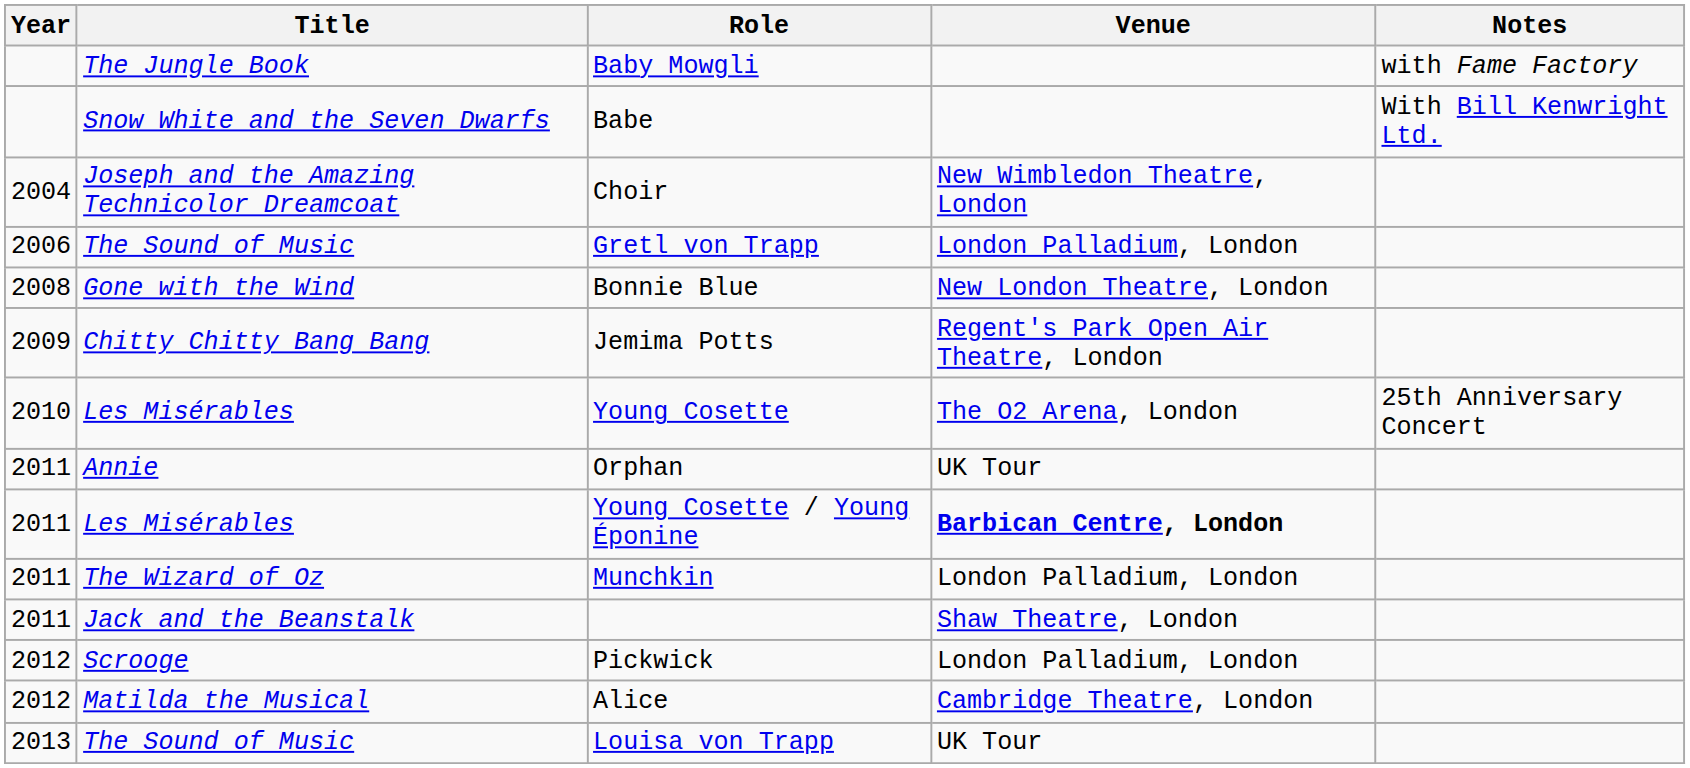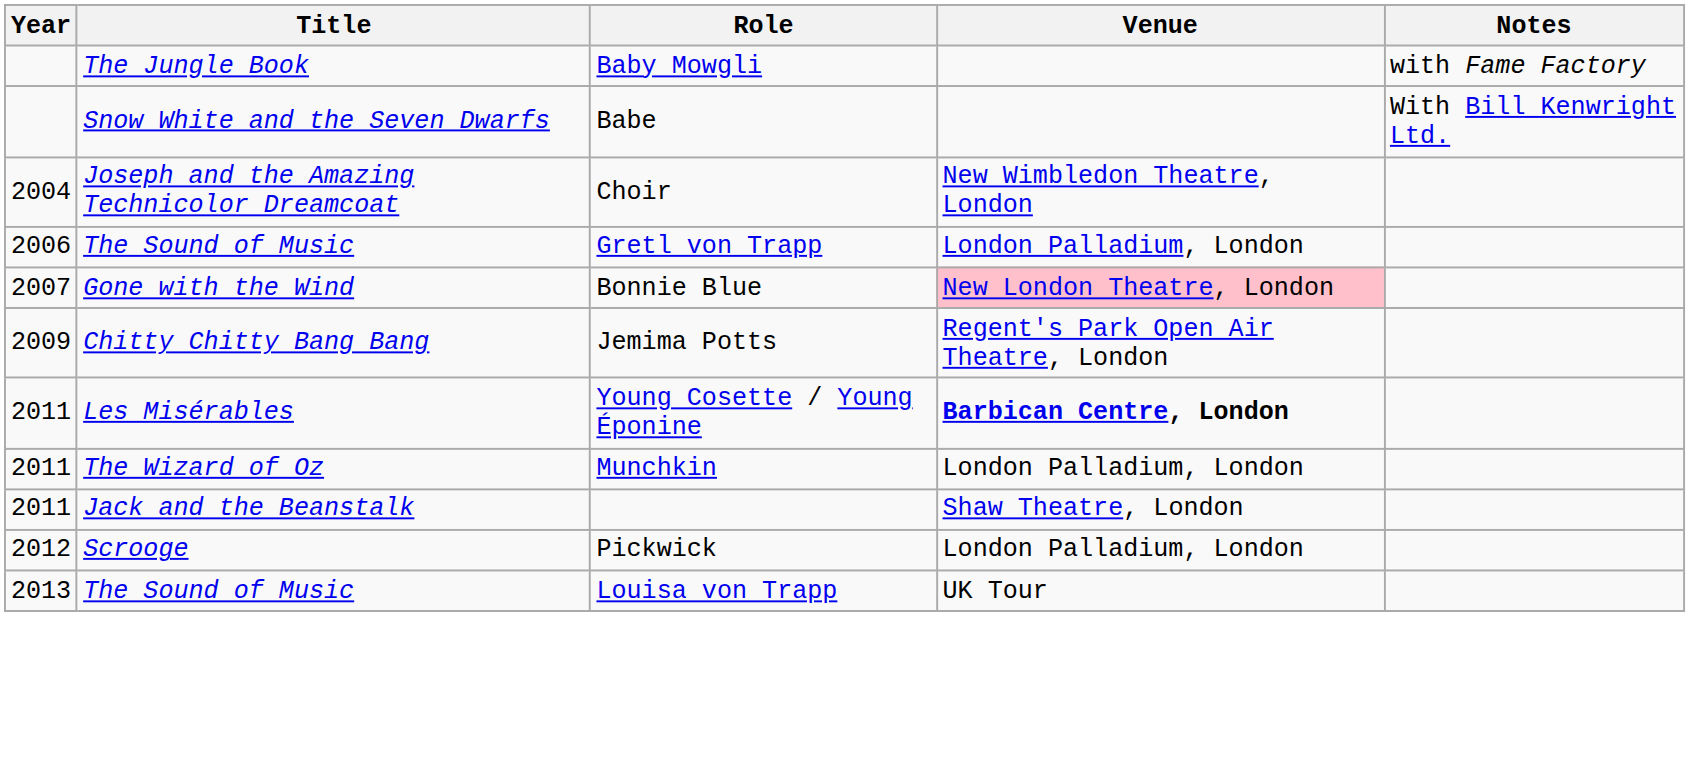(41, 288) 2008 -> (41, 288) 2007
(1133, 288) no background -> (1138, 288) pink background
- row: (189, 413)
- row: (121, 468)
- row: (226, 702)
